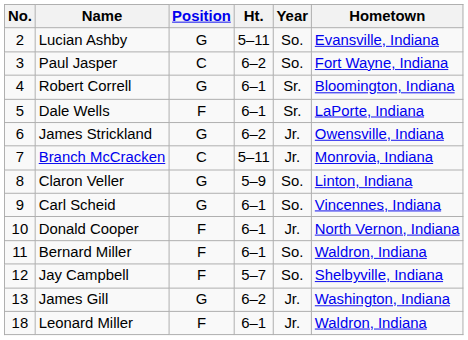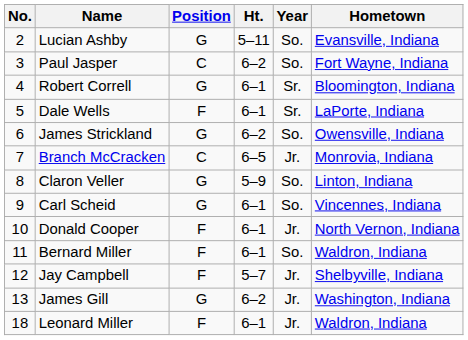(292, 134) Jr. -> (292, 134) So.
(254, 157) 5–11 -> (254, 157) 6–5
(292, 275) So. -> (292, 275) Jr.
